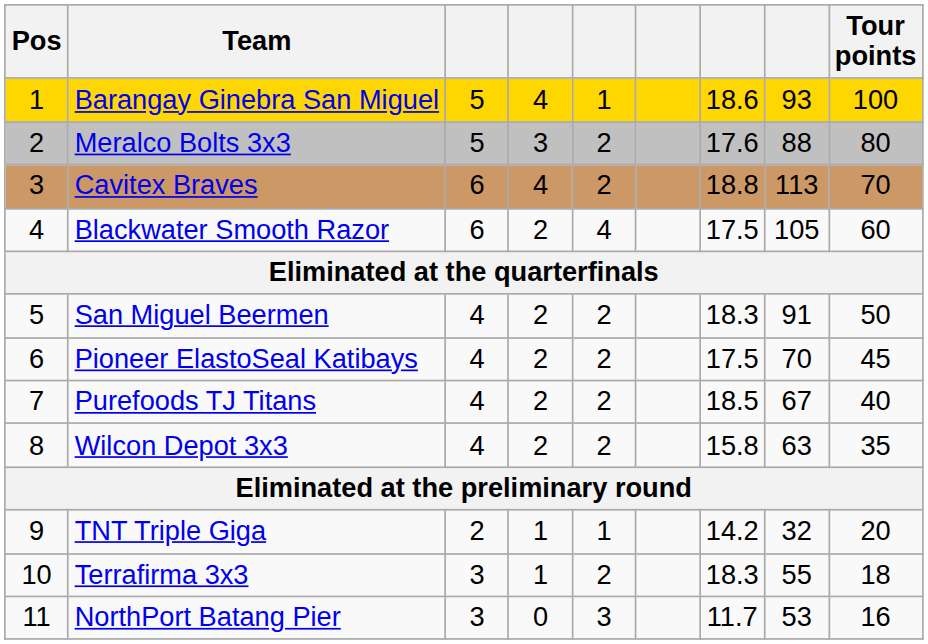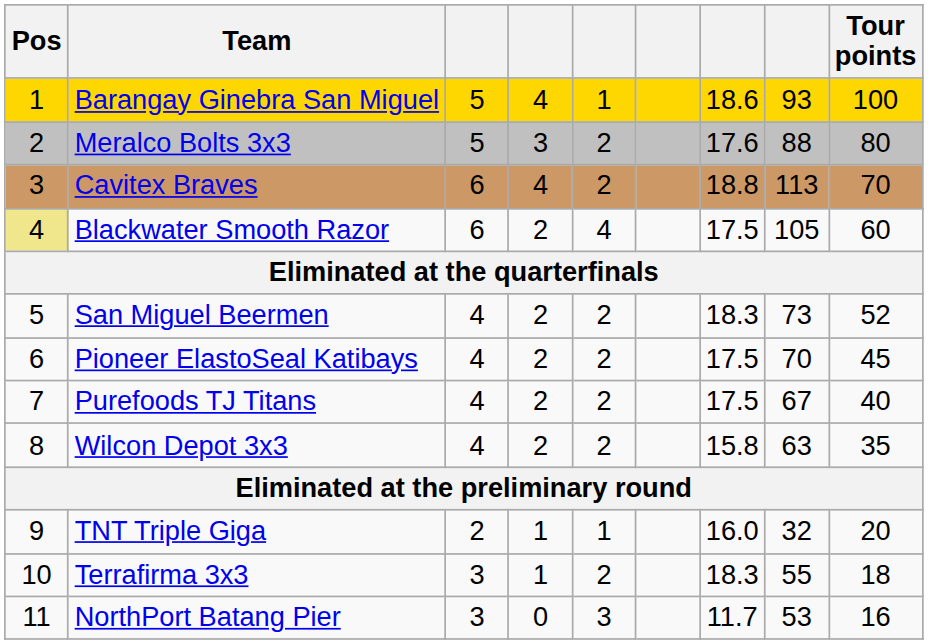(37, 229) no background -> (37, 229) khaki background
(797, 315) 91 -> (797, 315) 73
(876, 315) 50 -> (876, 315) 52
(732, 401) 18.5 -> (732, 401) 17.5
(732, 531) 14.2 -> (732, 531) 16.0
